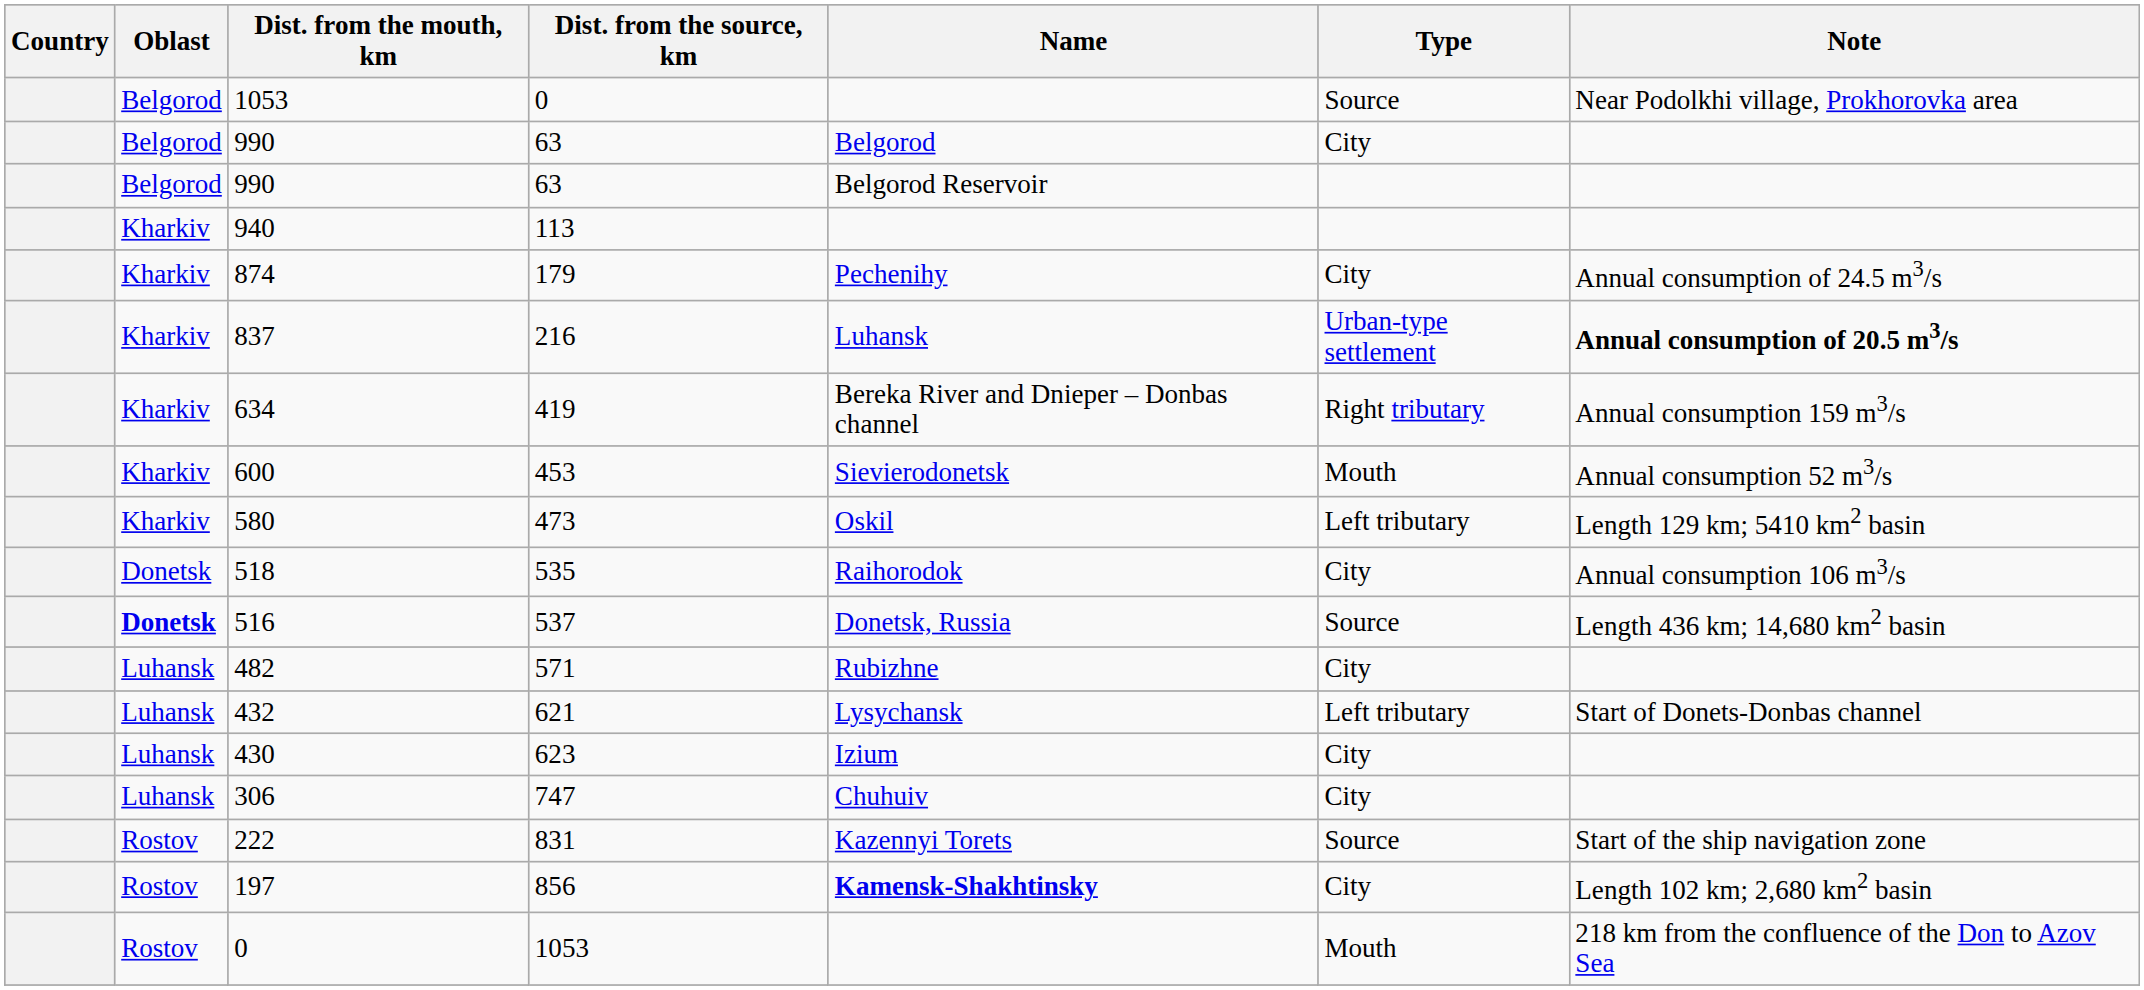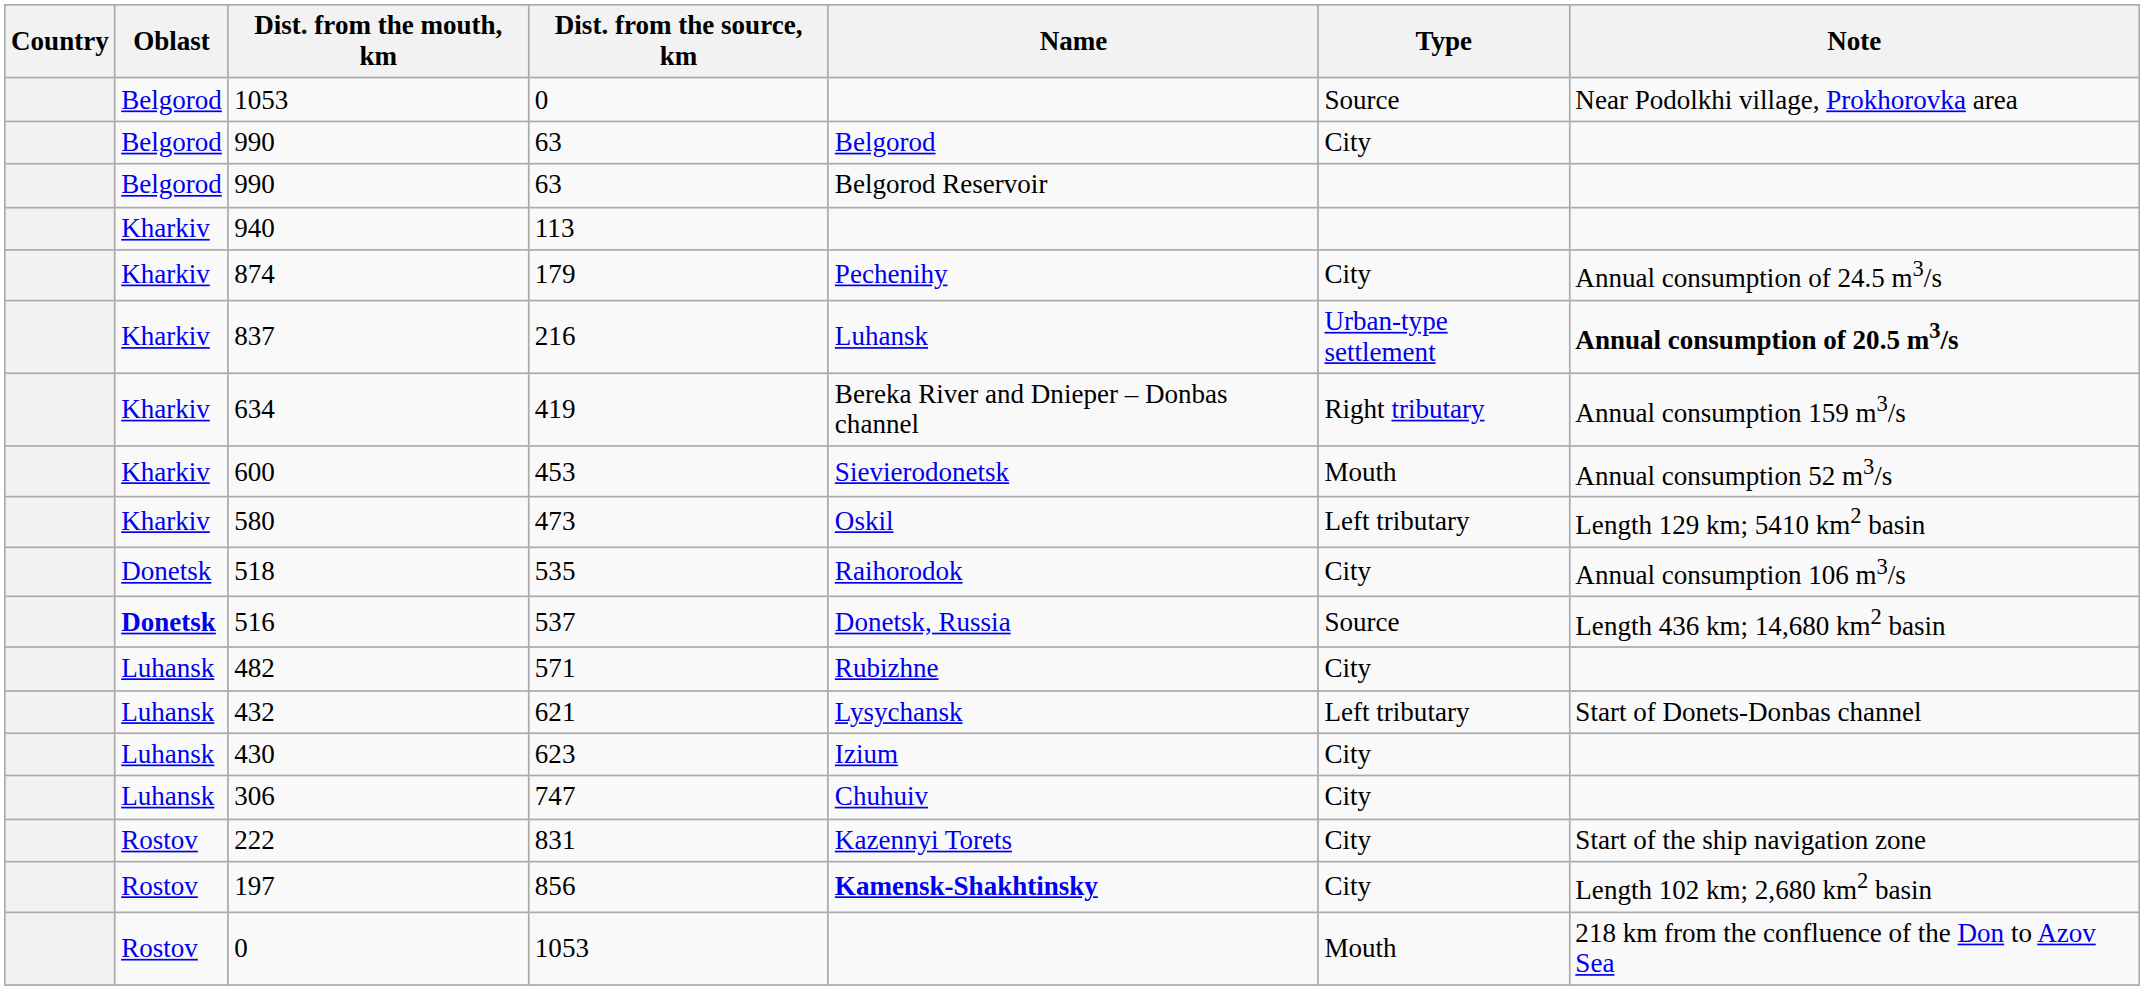(1362, 839) Source -> (1348, 839) City
